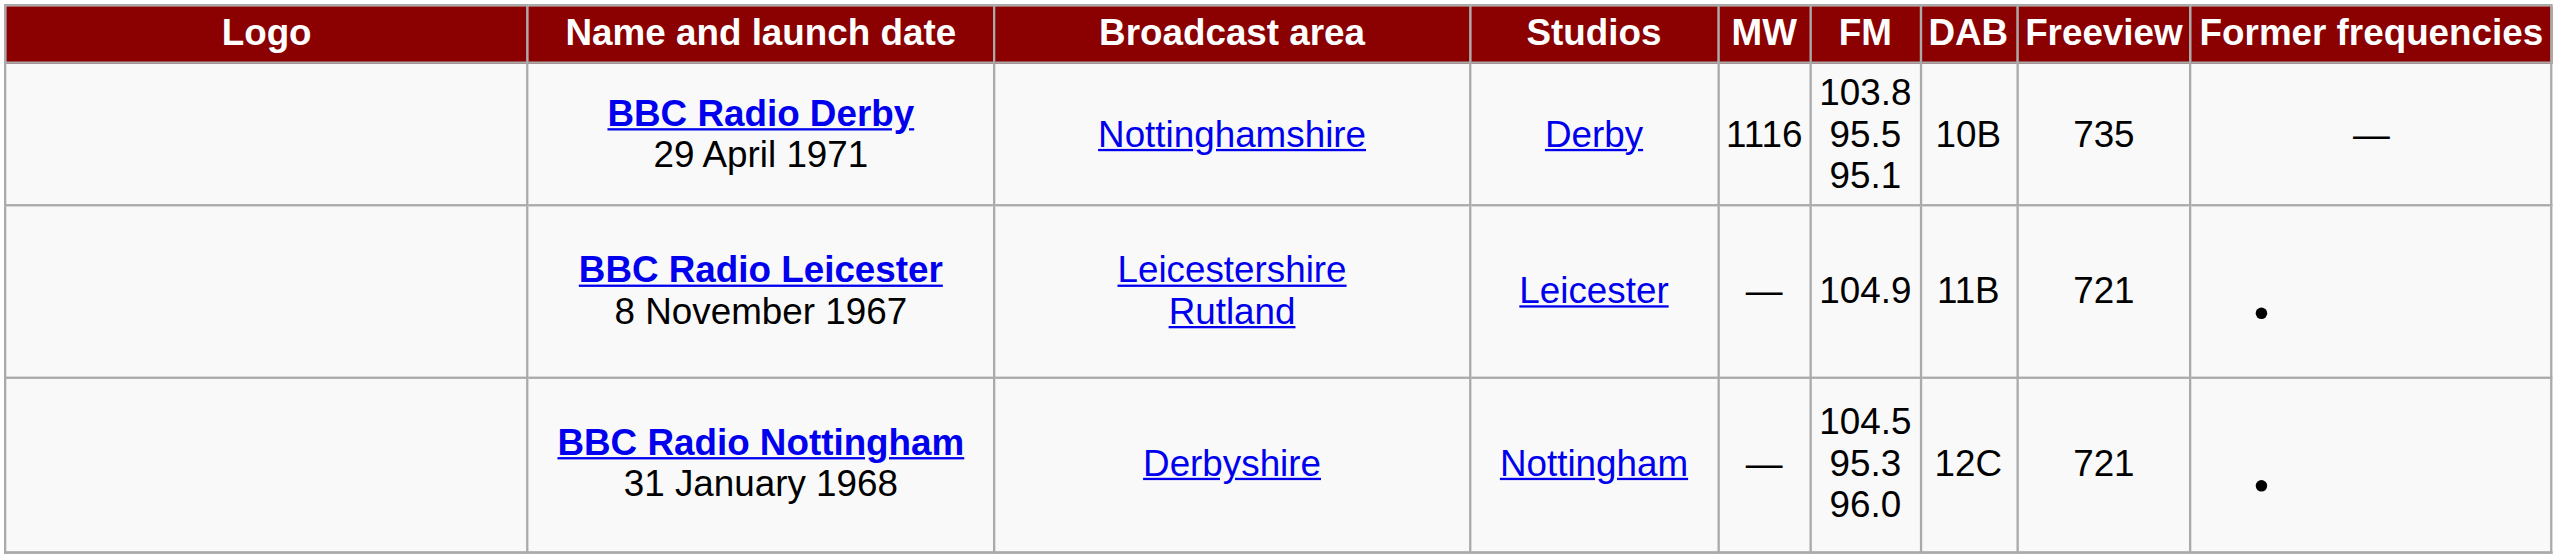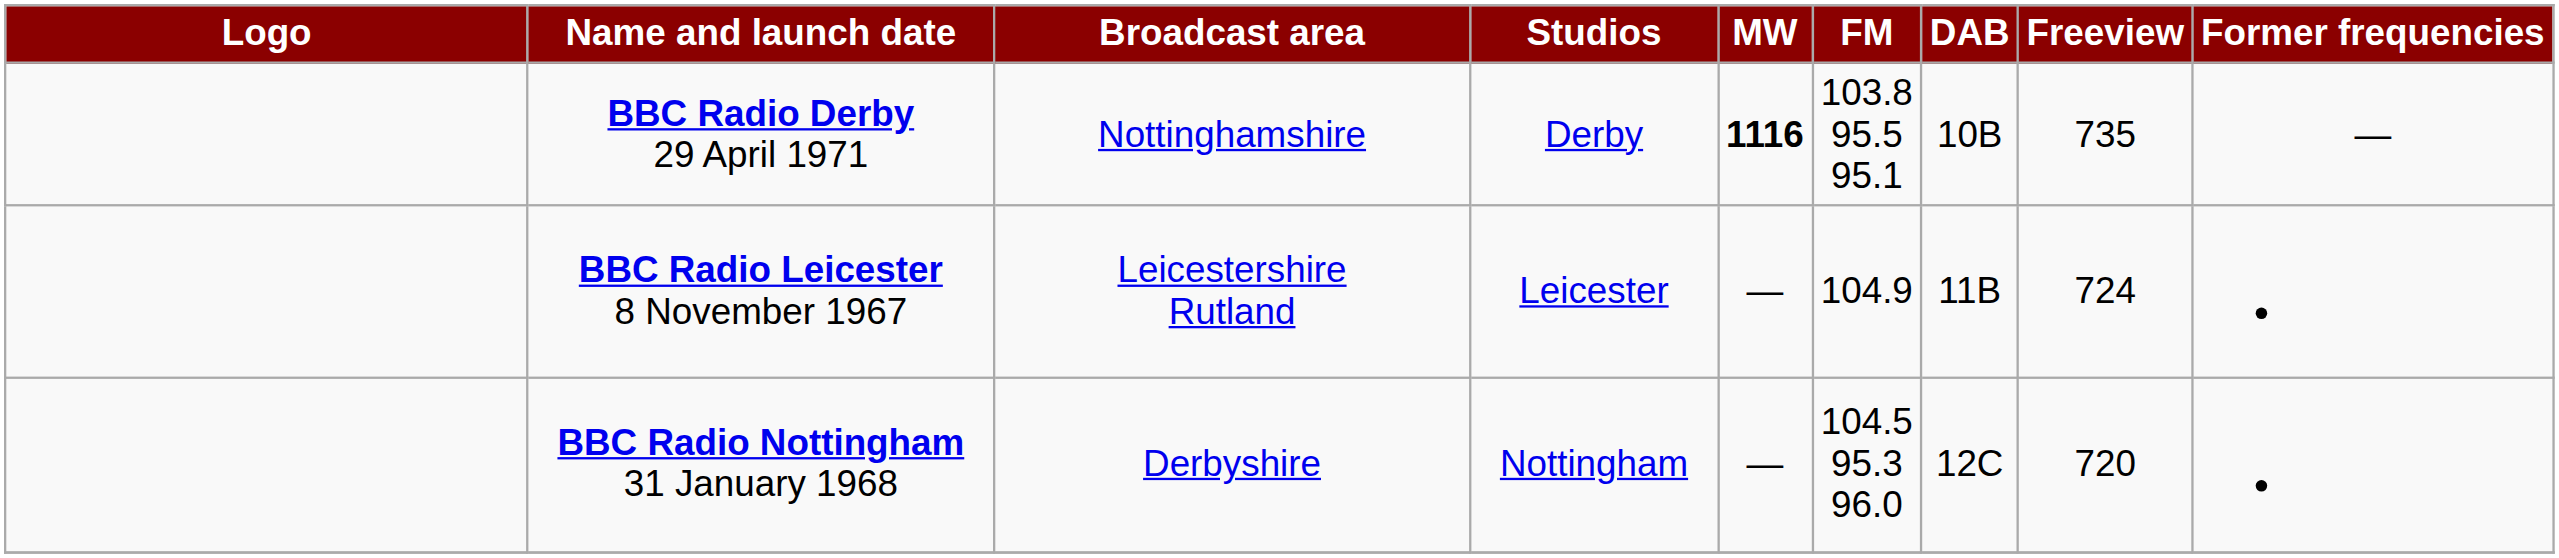(1764, 133) normal -> (1765, 133) bold
(2104, 290) 721 -> (2105, 290) 724
(2104, 464) 721 -> (2105, 464) 720
